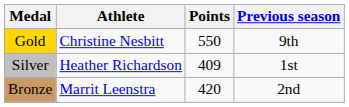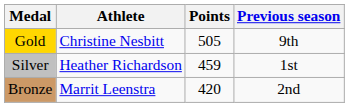(209, 41) 550 -> (209, 41) 505
(209, 65) 409 -> (209, 65) 459
